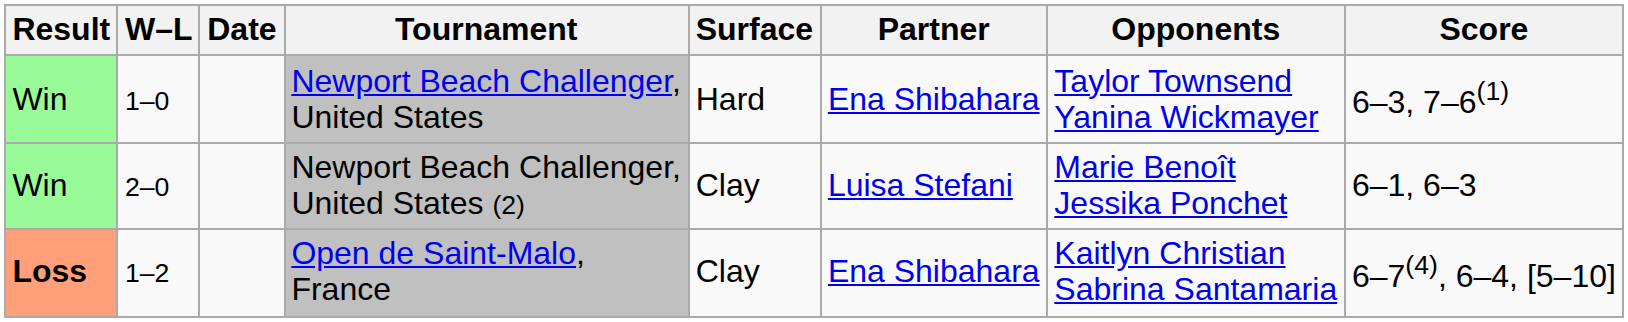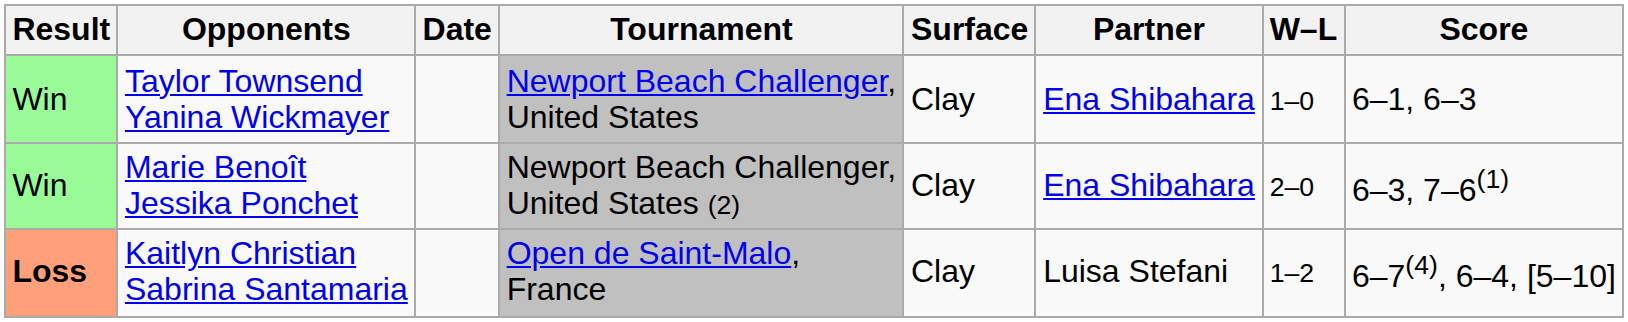columns swapped: (159, 29) <-> (1196, 29)
(730, 98) Hard -> (943, 98) Clay
(1431, 98) 6–3, 7–6(1) -> (1414, 98) 6–1, 6–3
(920, 185) Luisa Stefani -> (1149, 185) Ena Shibahara
(1414, 185) 6–1, 6–3 -> (1431, 185) 6–3, 7–6(1)
(934, 272) Ena Shibahara -> (1136, 272) Luisa Stefani
